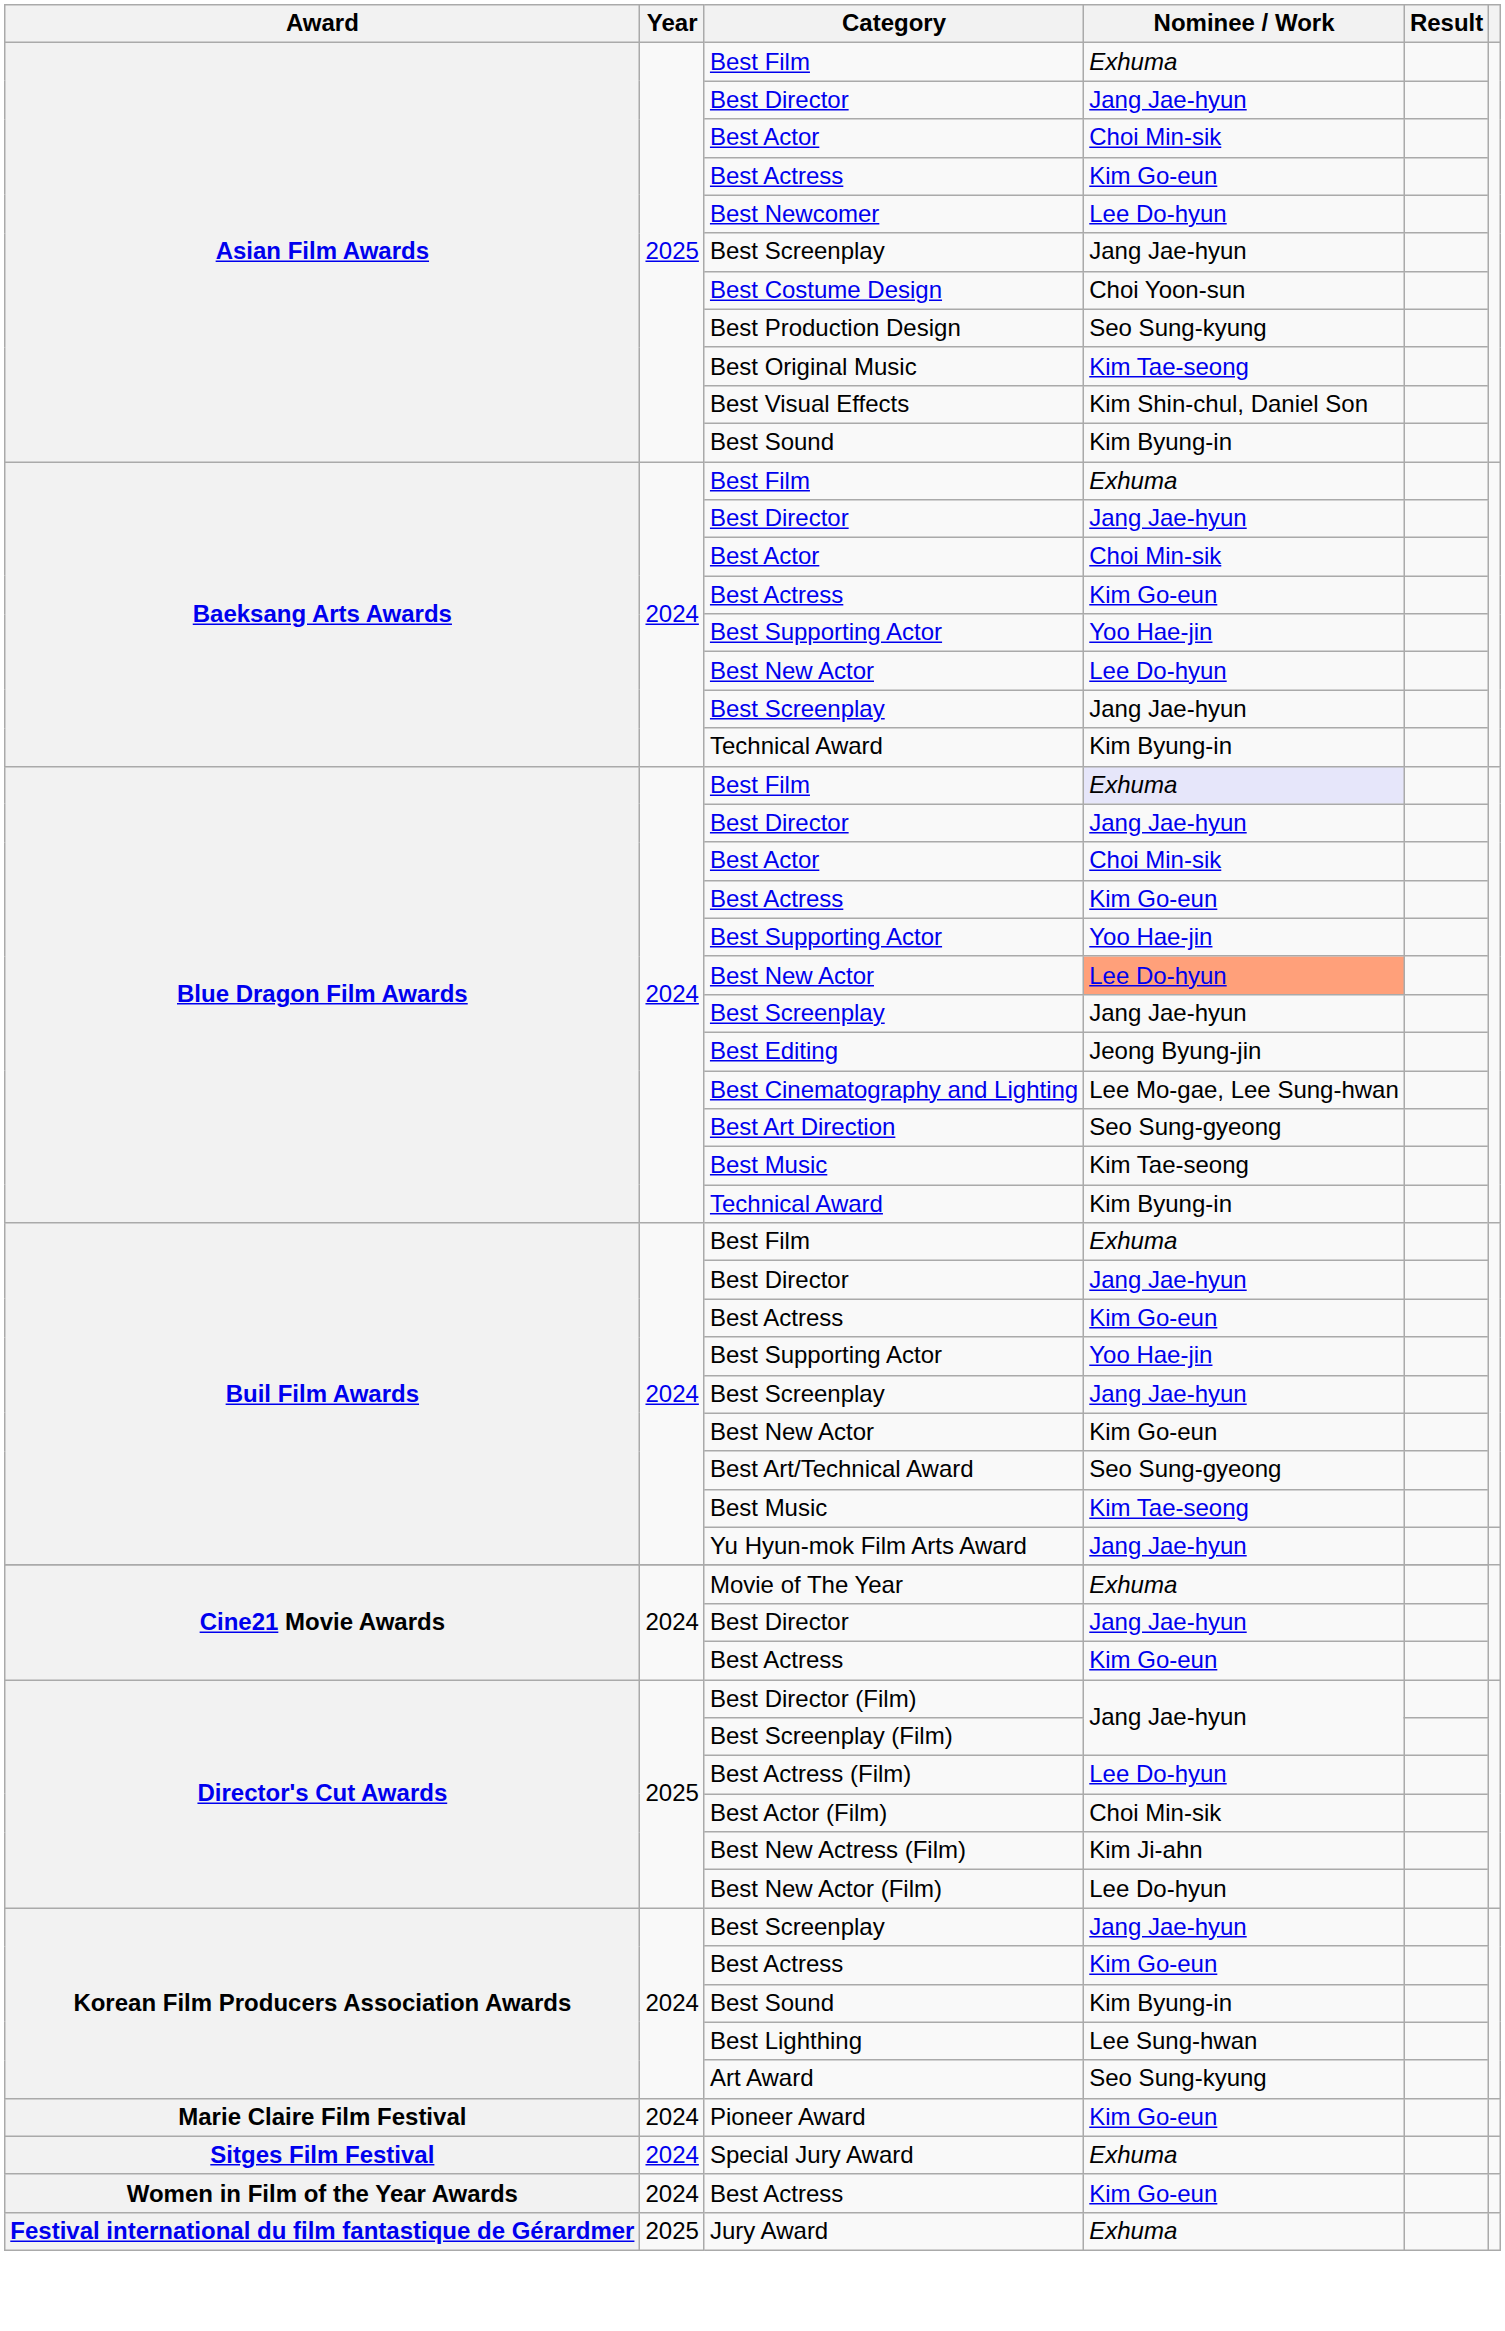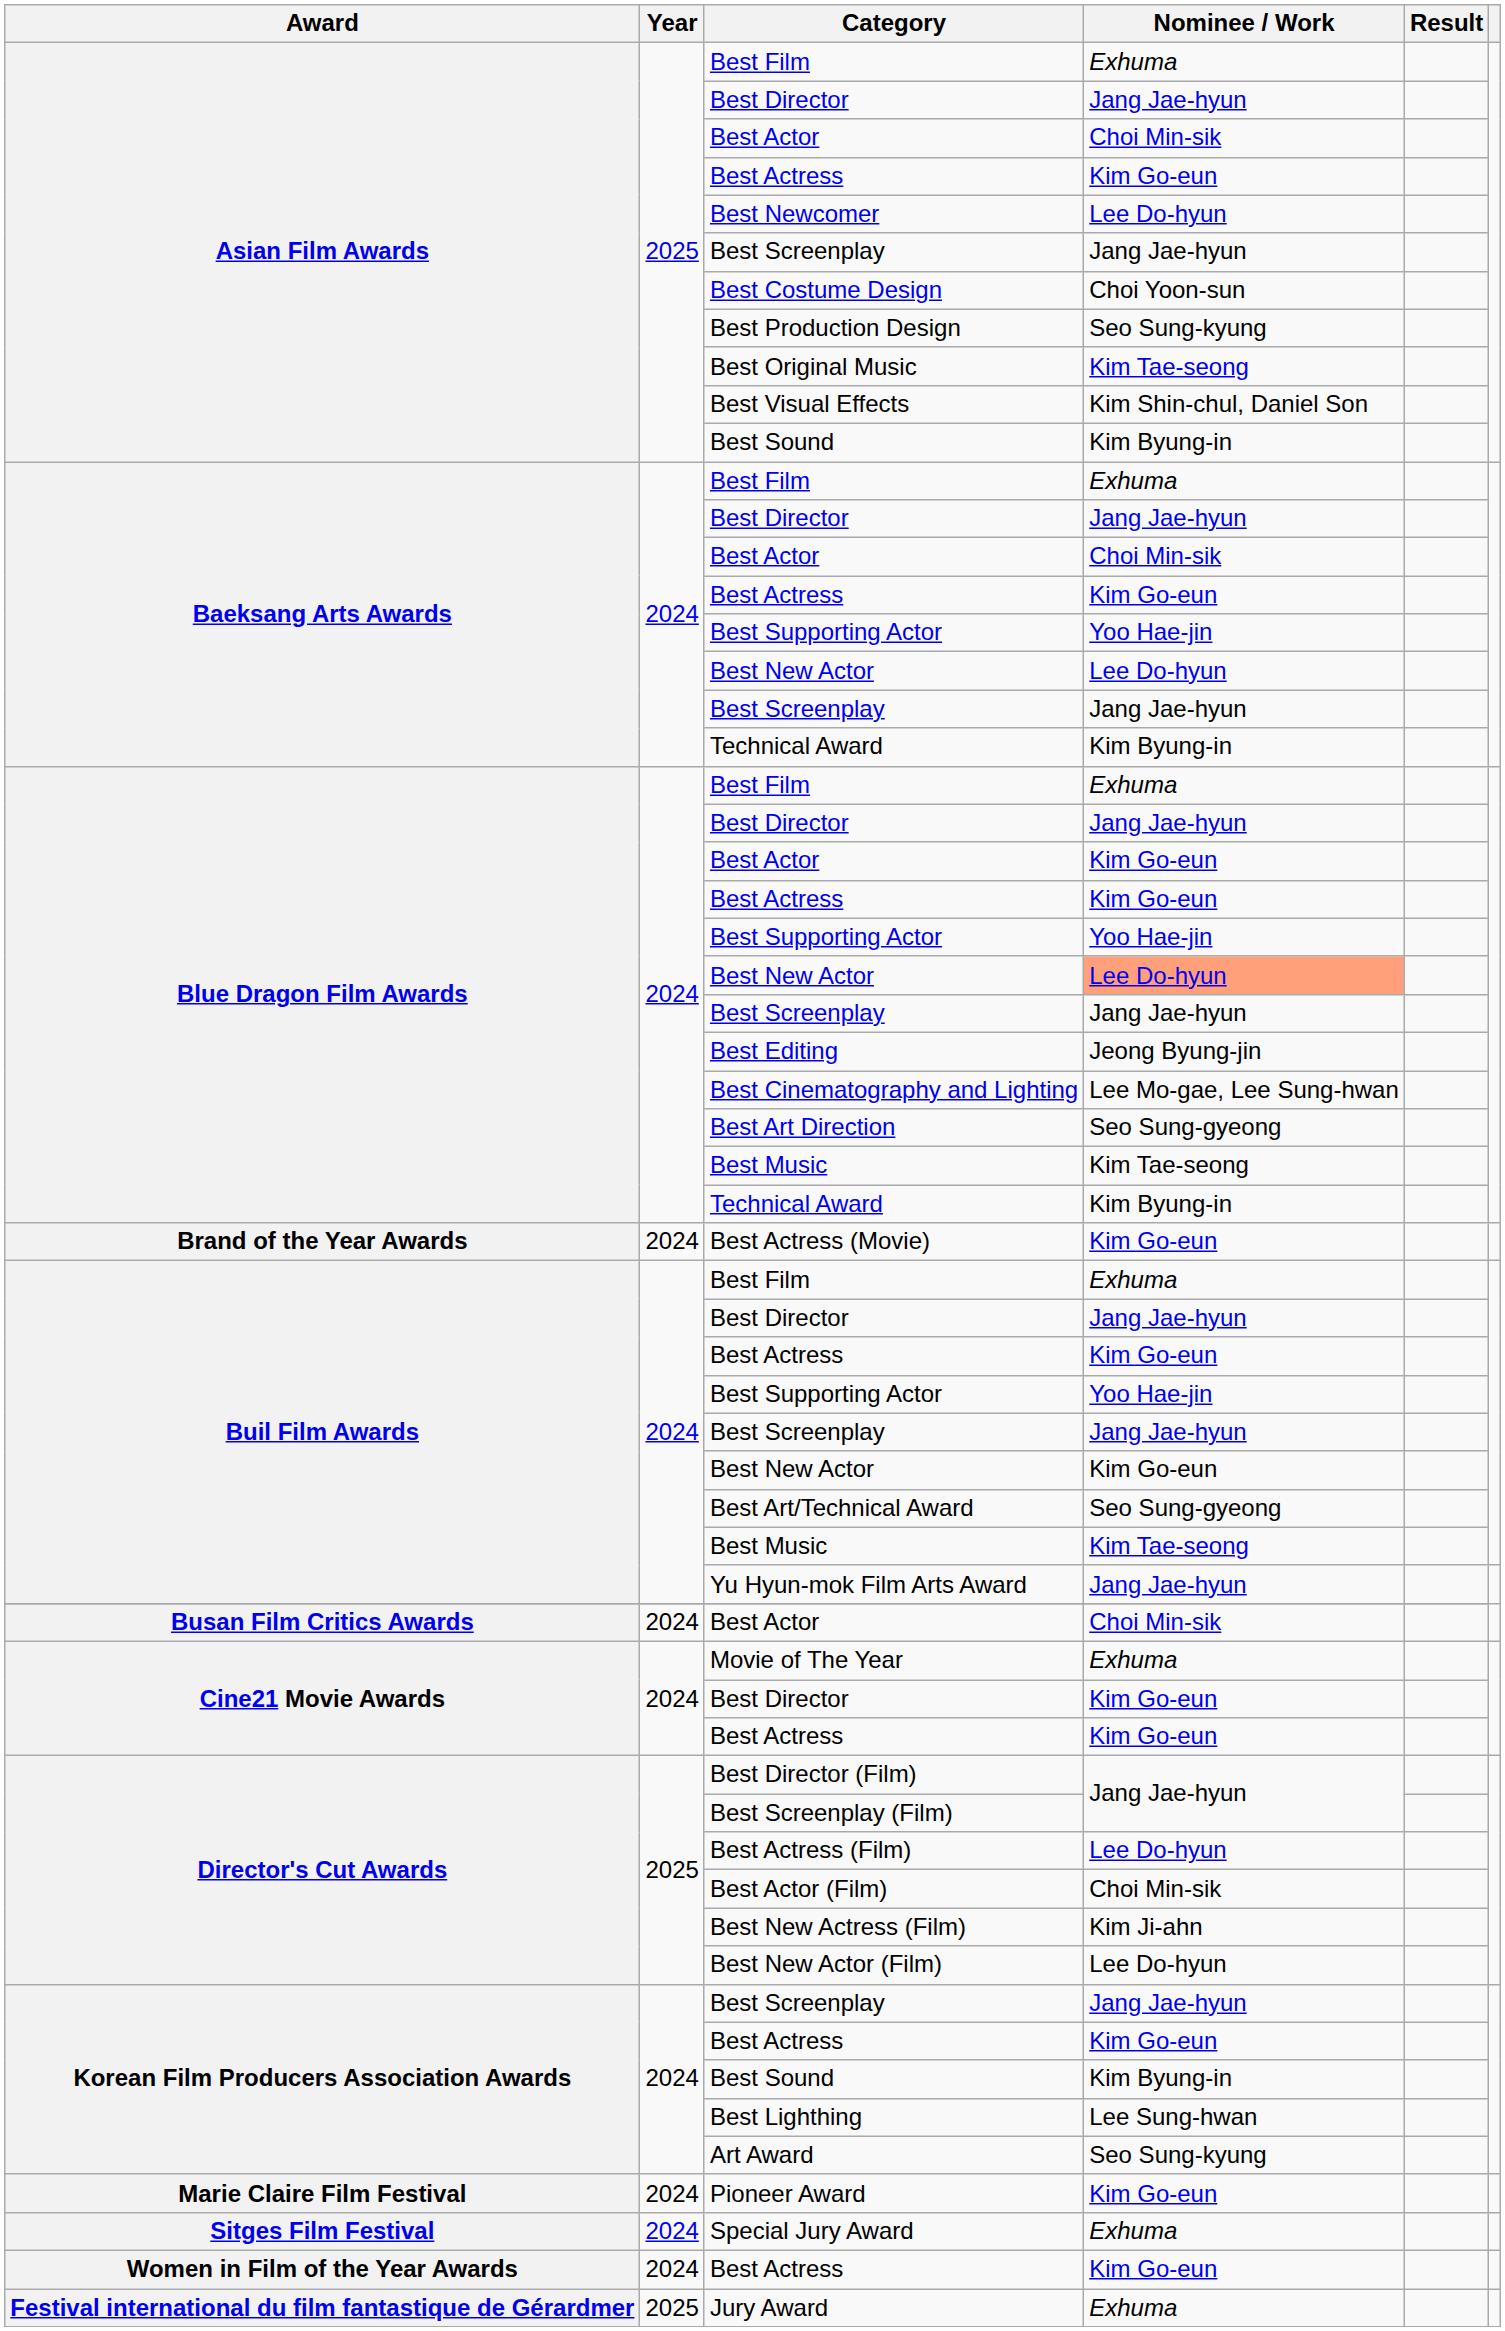(1133, 784) lavender background -> (1133, 784) no background
(1155, 860) Choi Min-sik -> (1153, 860) Kim Go-eun
+ row: (322, 1241)
+ row: (322, 1622)
(1168, 1622) Jang Jae-hyun -> (1153, 1698) Kim Go-eun
